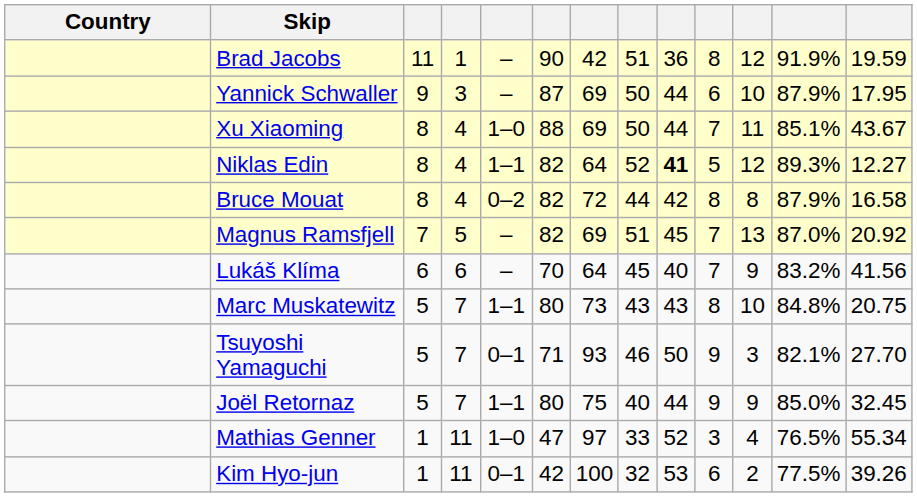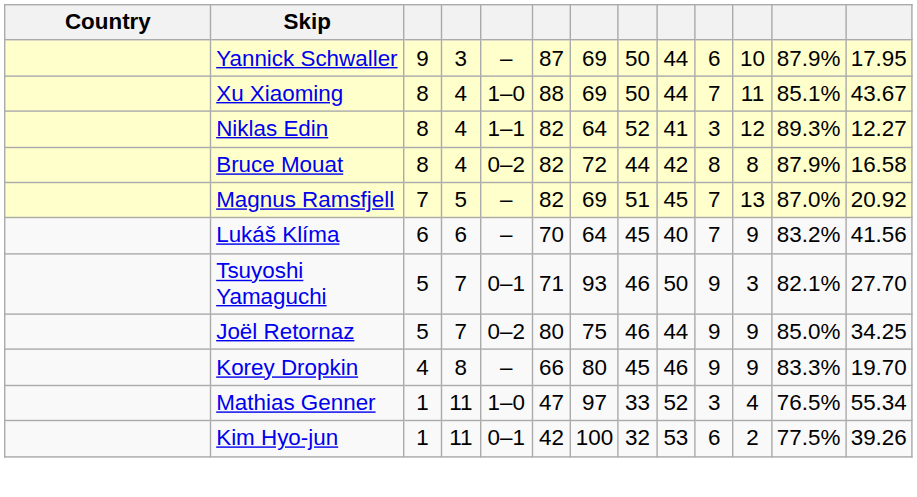- row: (278, 57)
(676, 164) bold -> (676, 128) normal
(714, 164) 5 -> (714, 128) 3
- row: (306, 306)
(506, 402) 1–1 -> (506, 331) 0–2
(638, 402) 40 -> (638, 331) 46
(879, 402) 32.45 -> (879, 331) 34.25
+ row: (287, 367)
